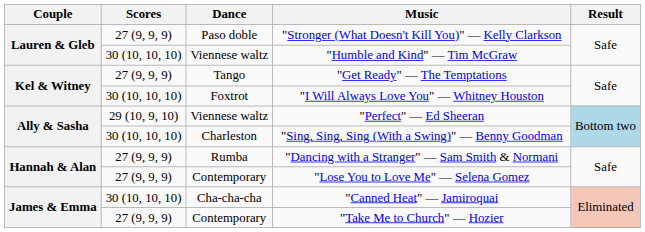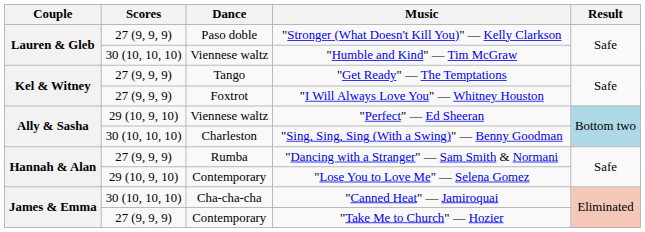(144, 95) 30 (10, 10, 10) -> (144, 95) 27 (9, 9, 9)
(144, 177) 27 (9, 9, 9) -> (144, 177) 29 (10, 9, 10)
